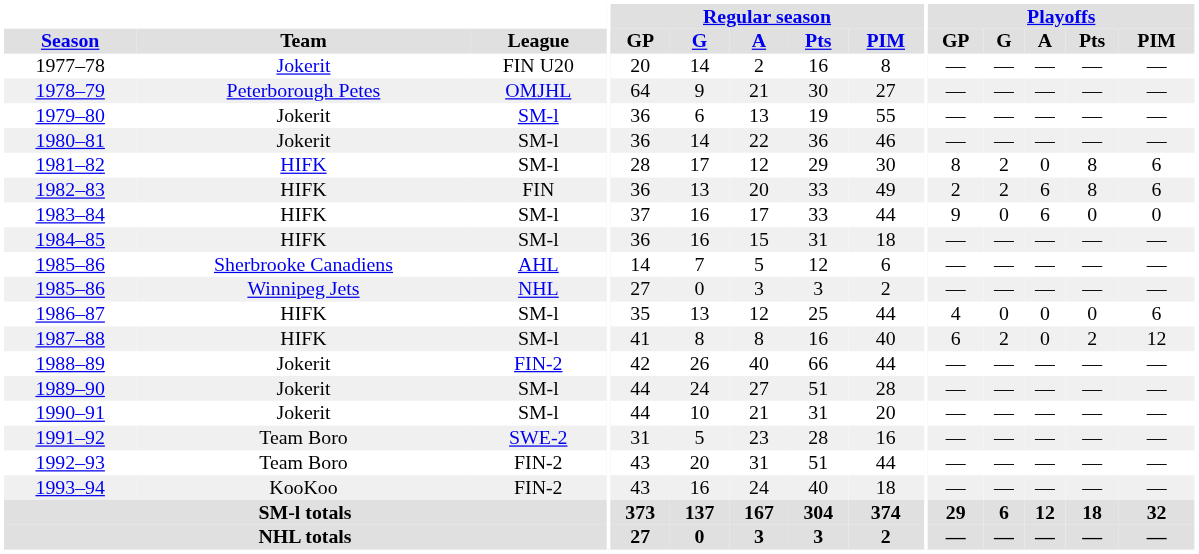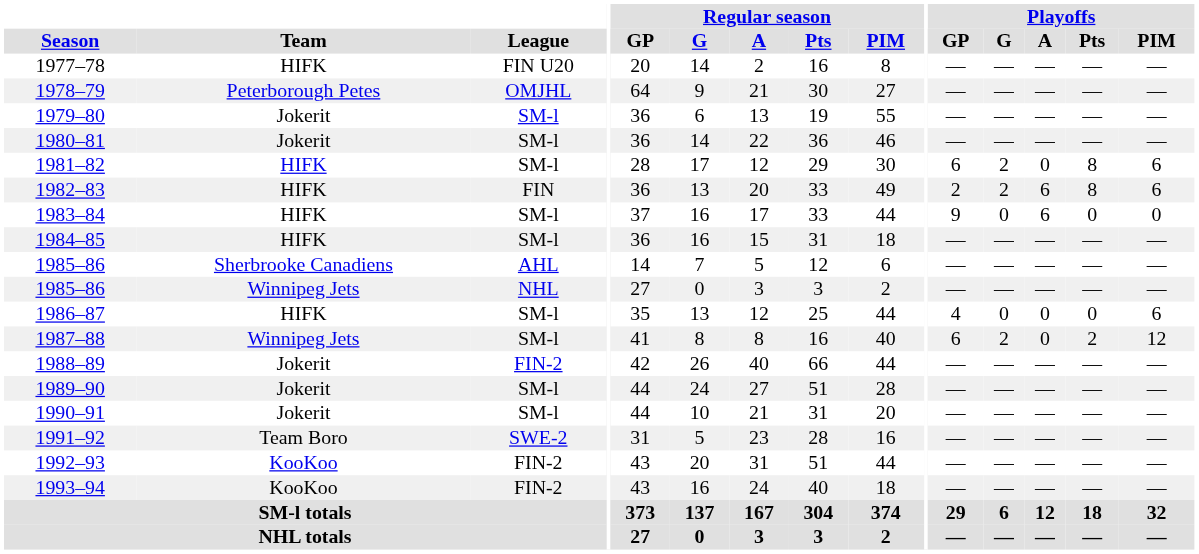(303, 65) Jokerit -> (303, 65) HIFK
(956, 165) 8 -> (956, 165) 6
(303, 338) HIFK -> (303, 338) Winnipeg Jets
(303, 462) Team Boro -> (303, 462) KooKoo
